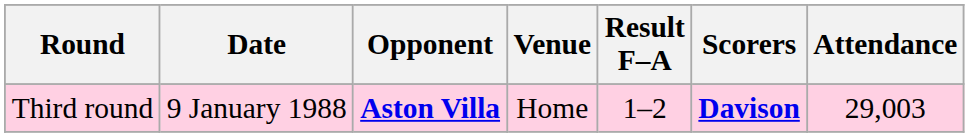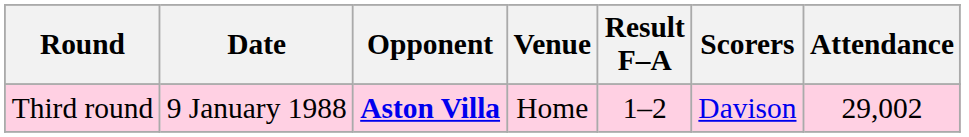(749, 107) bold -> (747, 107) normal
(885, 107) 29,003 -> (882, 107) 29,002
